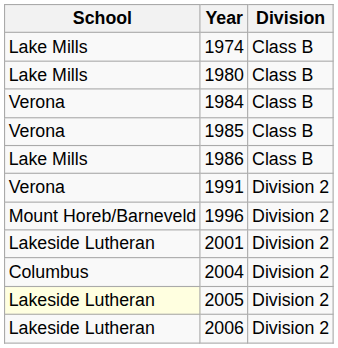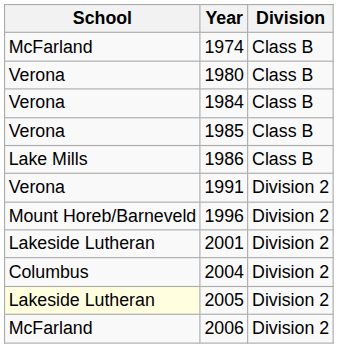(48, 46) Lake Mills -> (51, 46) McFarland
(48, 74) Lake Mills -> (37, 74) Verona
(82, 328) Lakeside Lutheran -> (51, 328) McFarland
